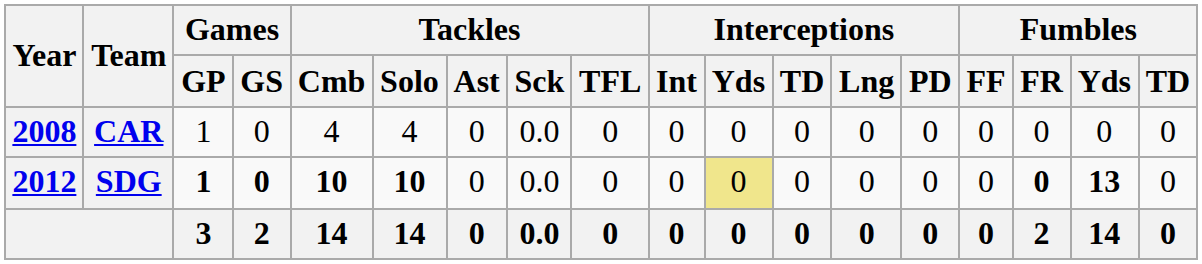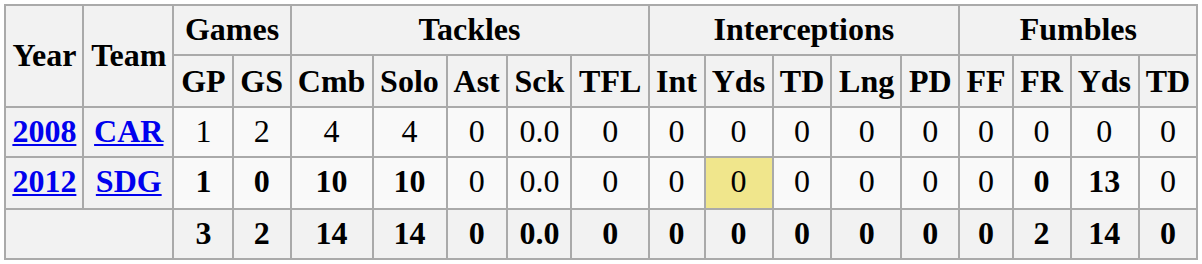(262, 131) 0 -> (262, 131) 2
